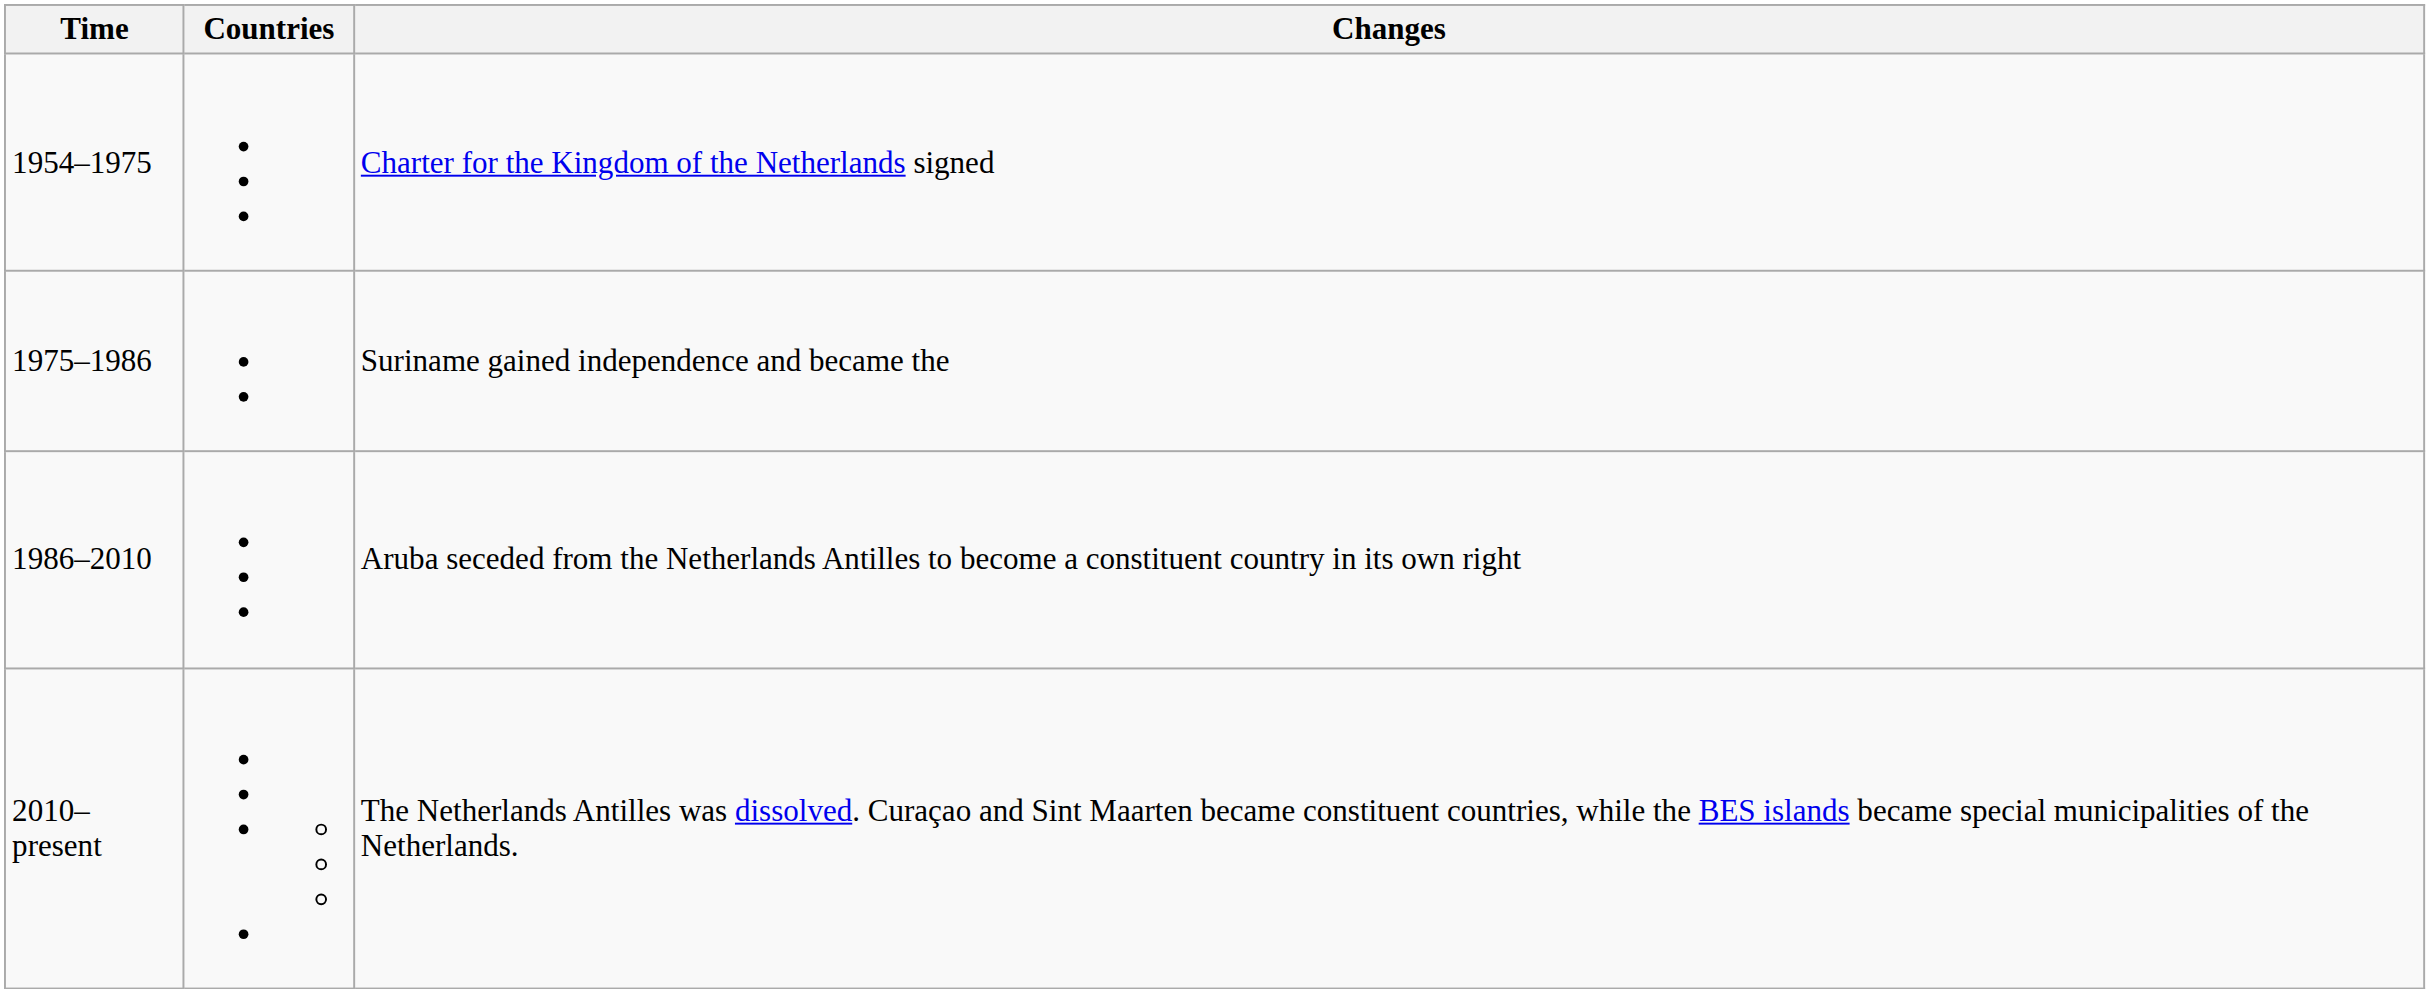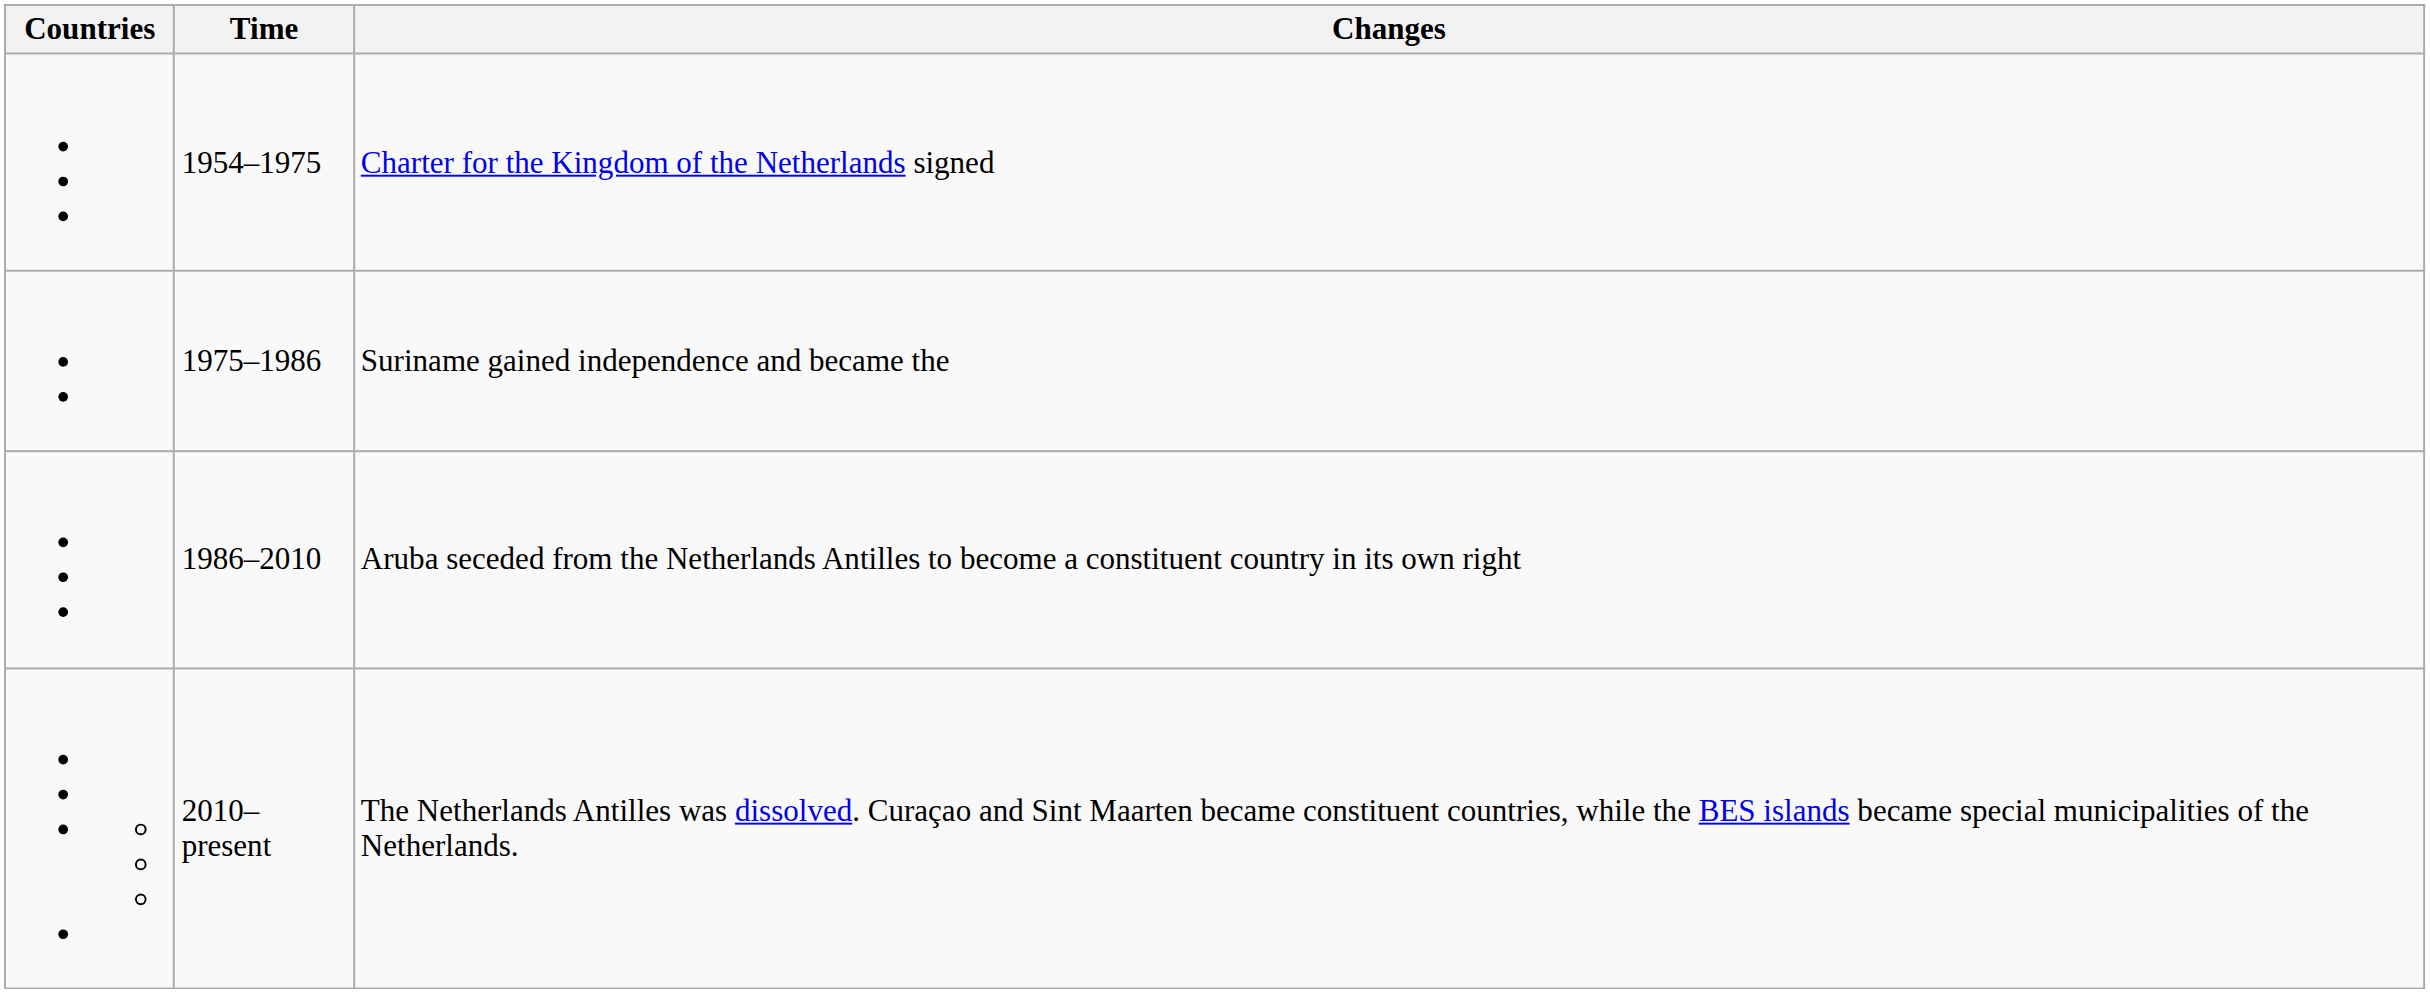columns swapped: (95, 29) <-> (269, 29)
